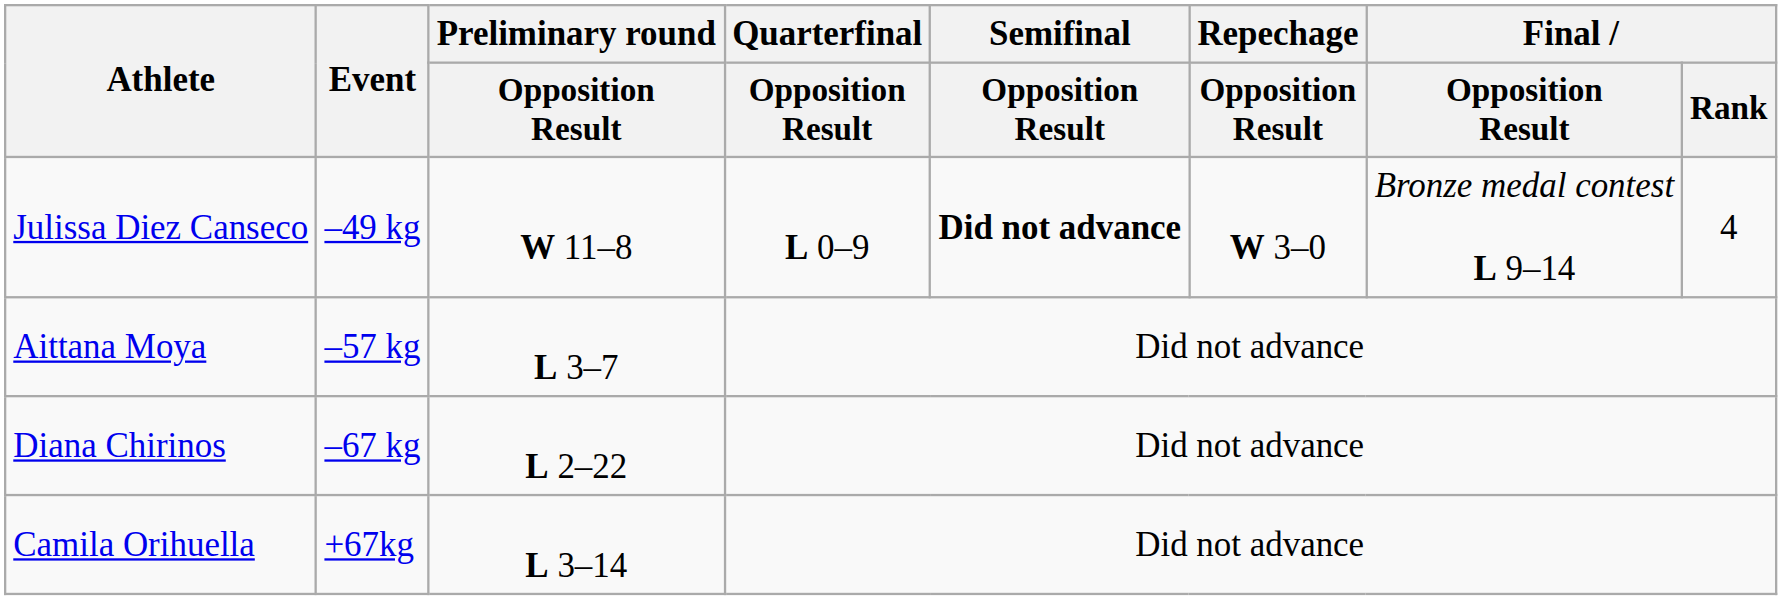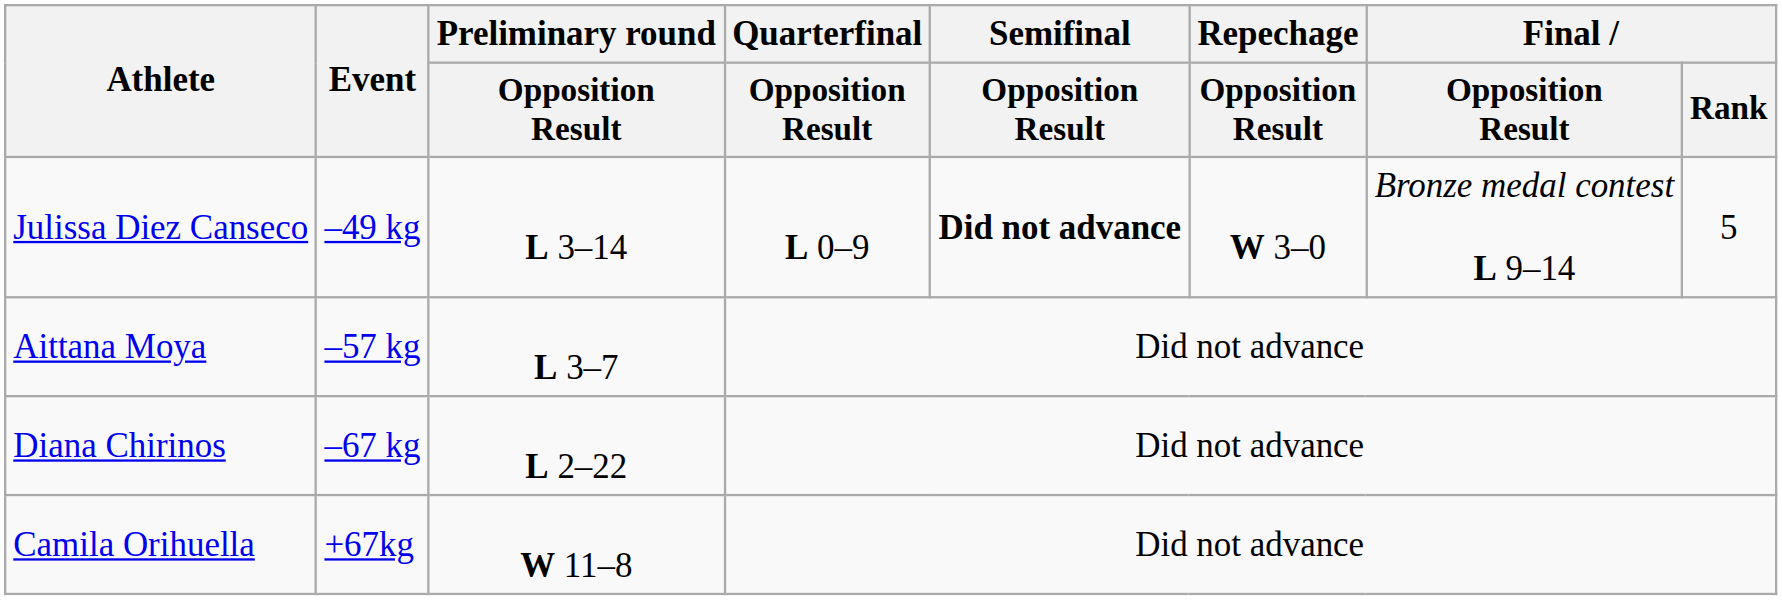(576, 246) W 11–8 -> (576, 246) L 3–14
(1729, 226) 4 -> (1729, 226) 5
(576, 564) L 3–14 -> (576, 564) W 11–8
